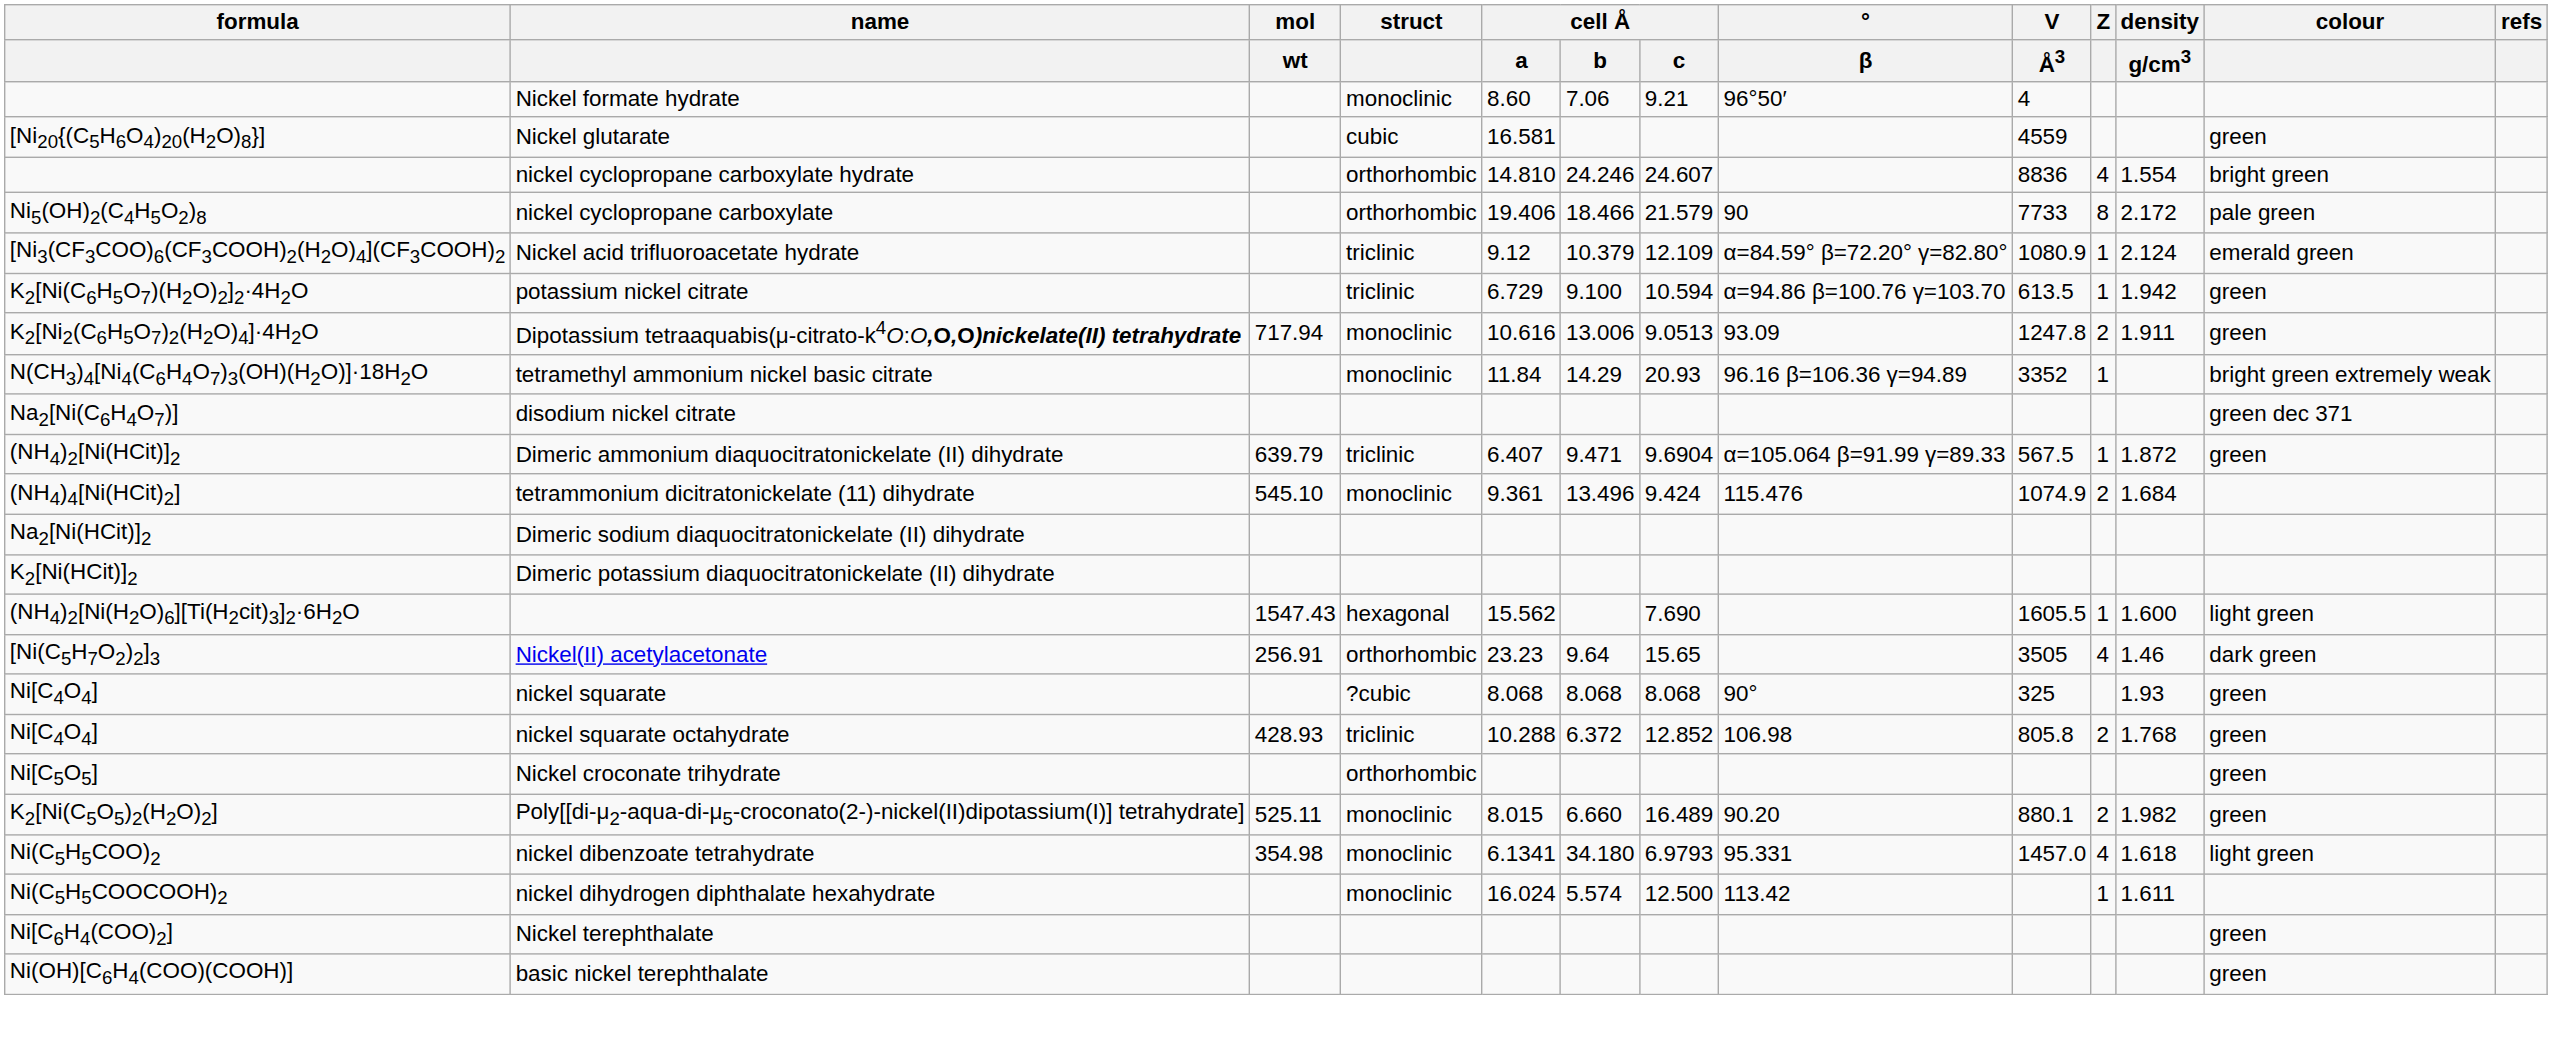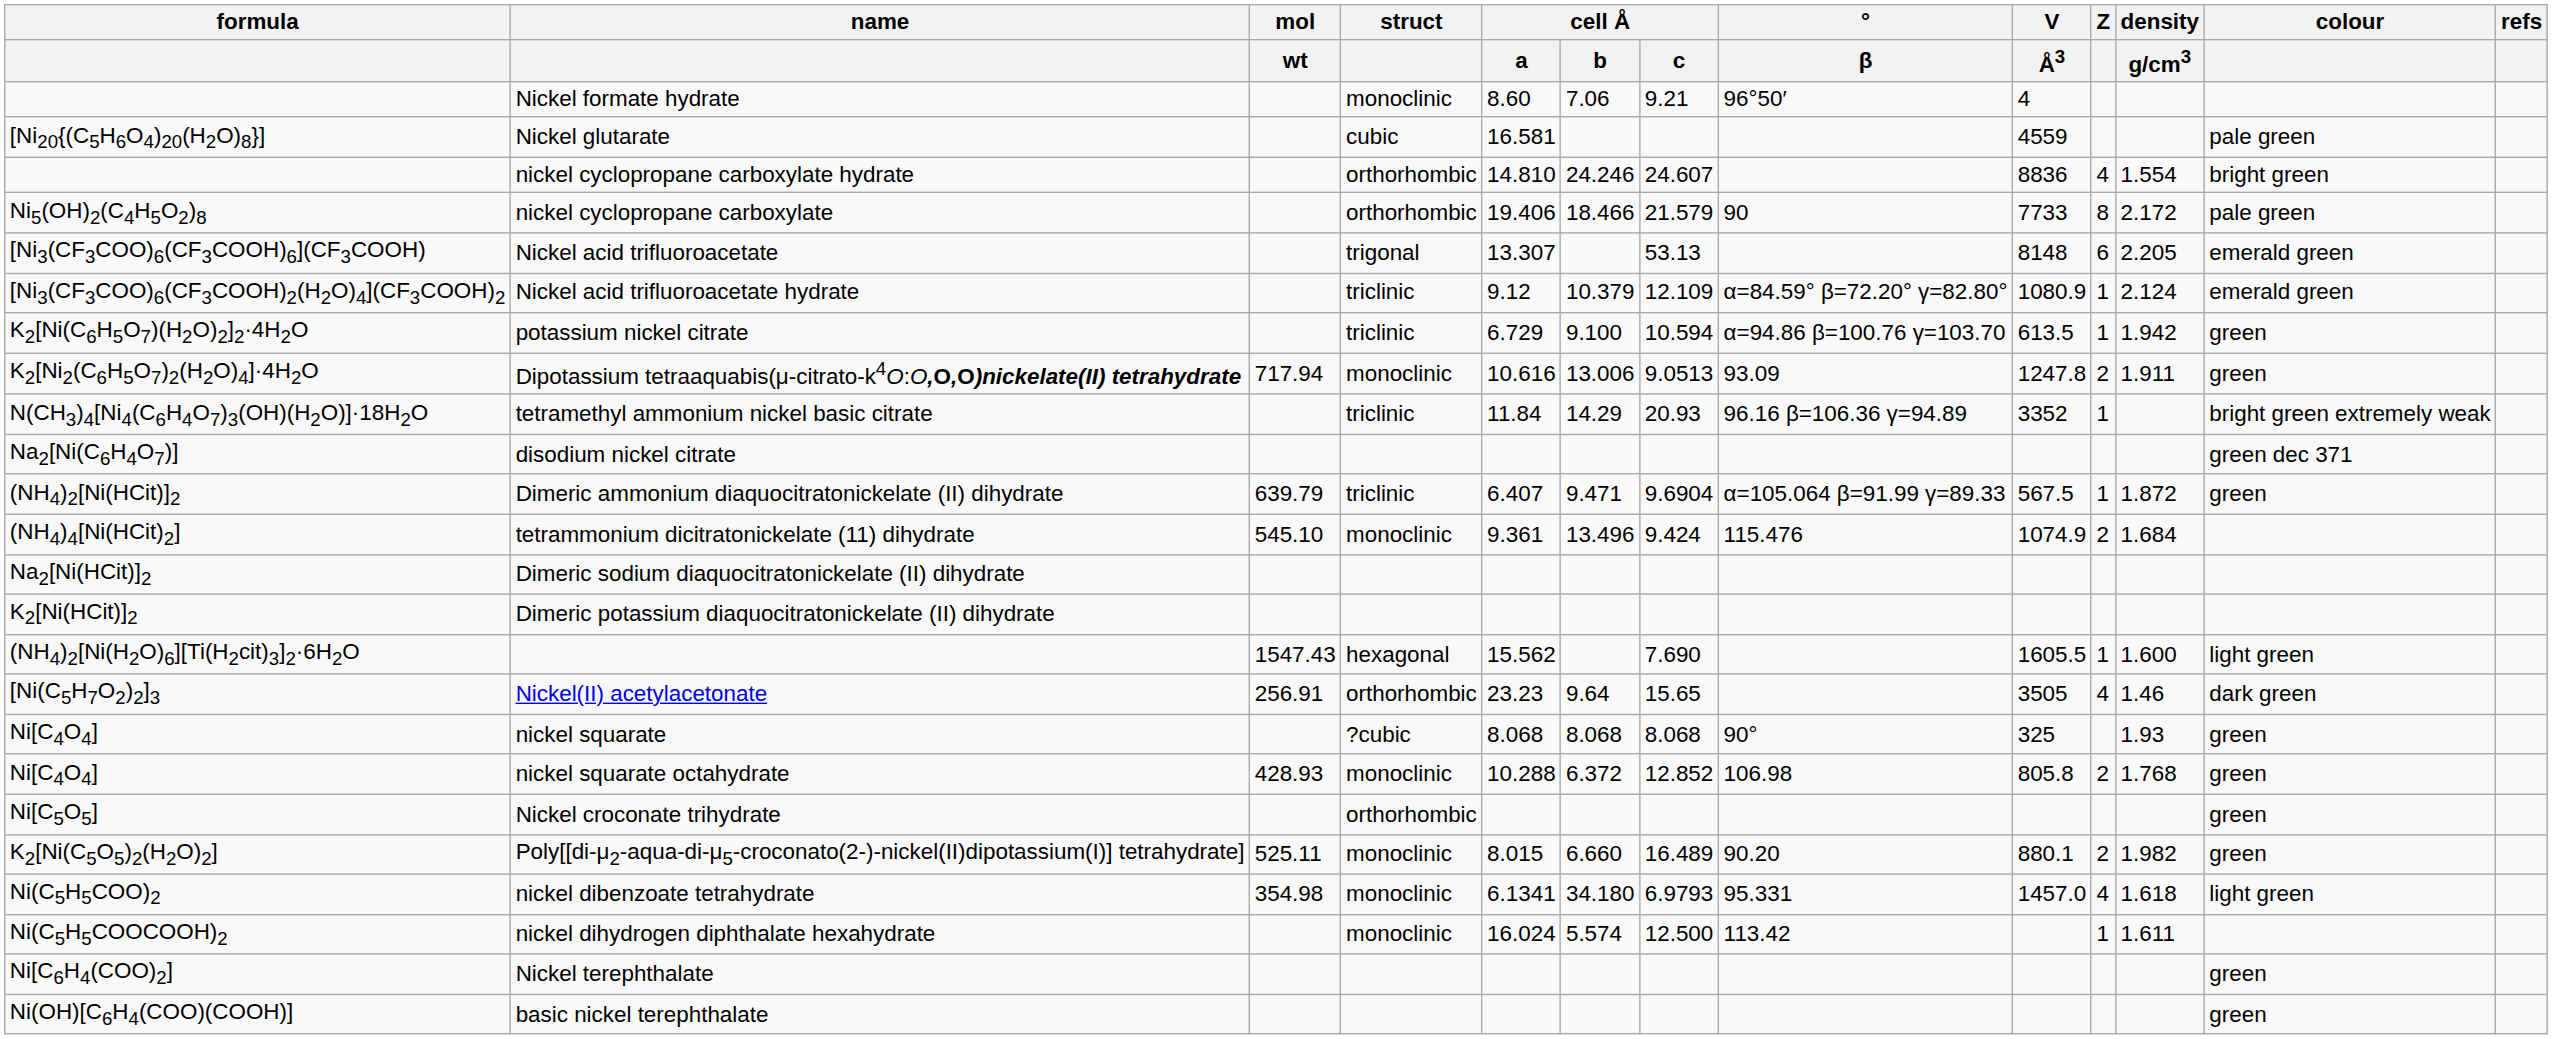(2238, 137) green -> (2262, 137) pale green
+ row: (647, 252)
(1399, 374) monoclinic -> (1380, 414) triclinic
(1380, 734) triclinic -> (1399, 774) monoclinic
